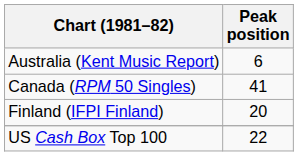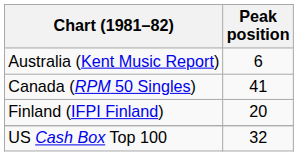(258, 138) 22 -> (258, 138) 32
